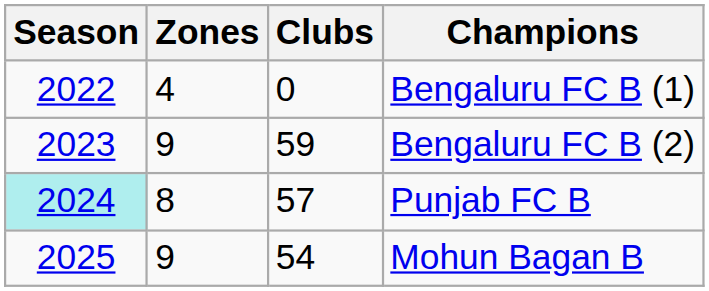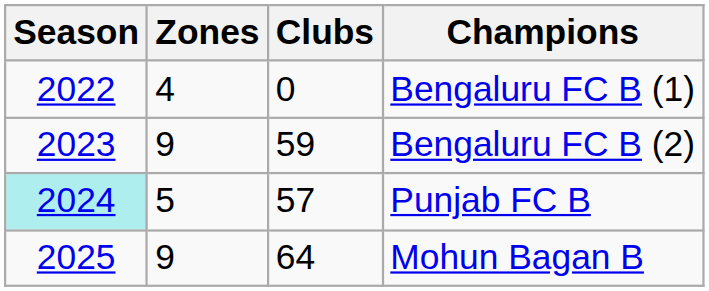(165, 200) 8 -> (165, 200) 5
(295, 256) 54 -> (295, 256) 64
